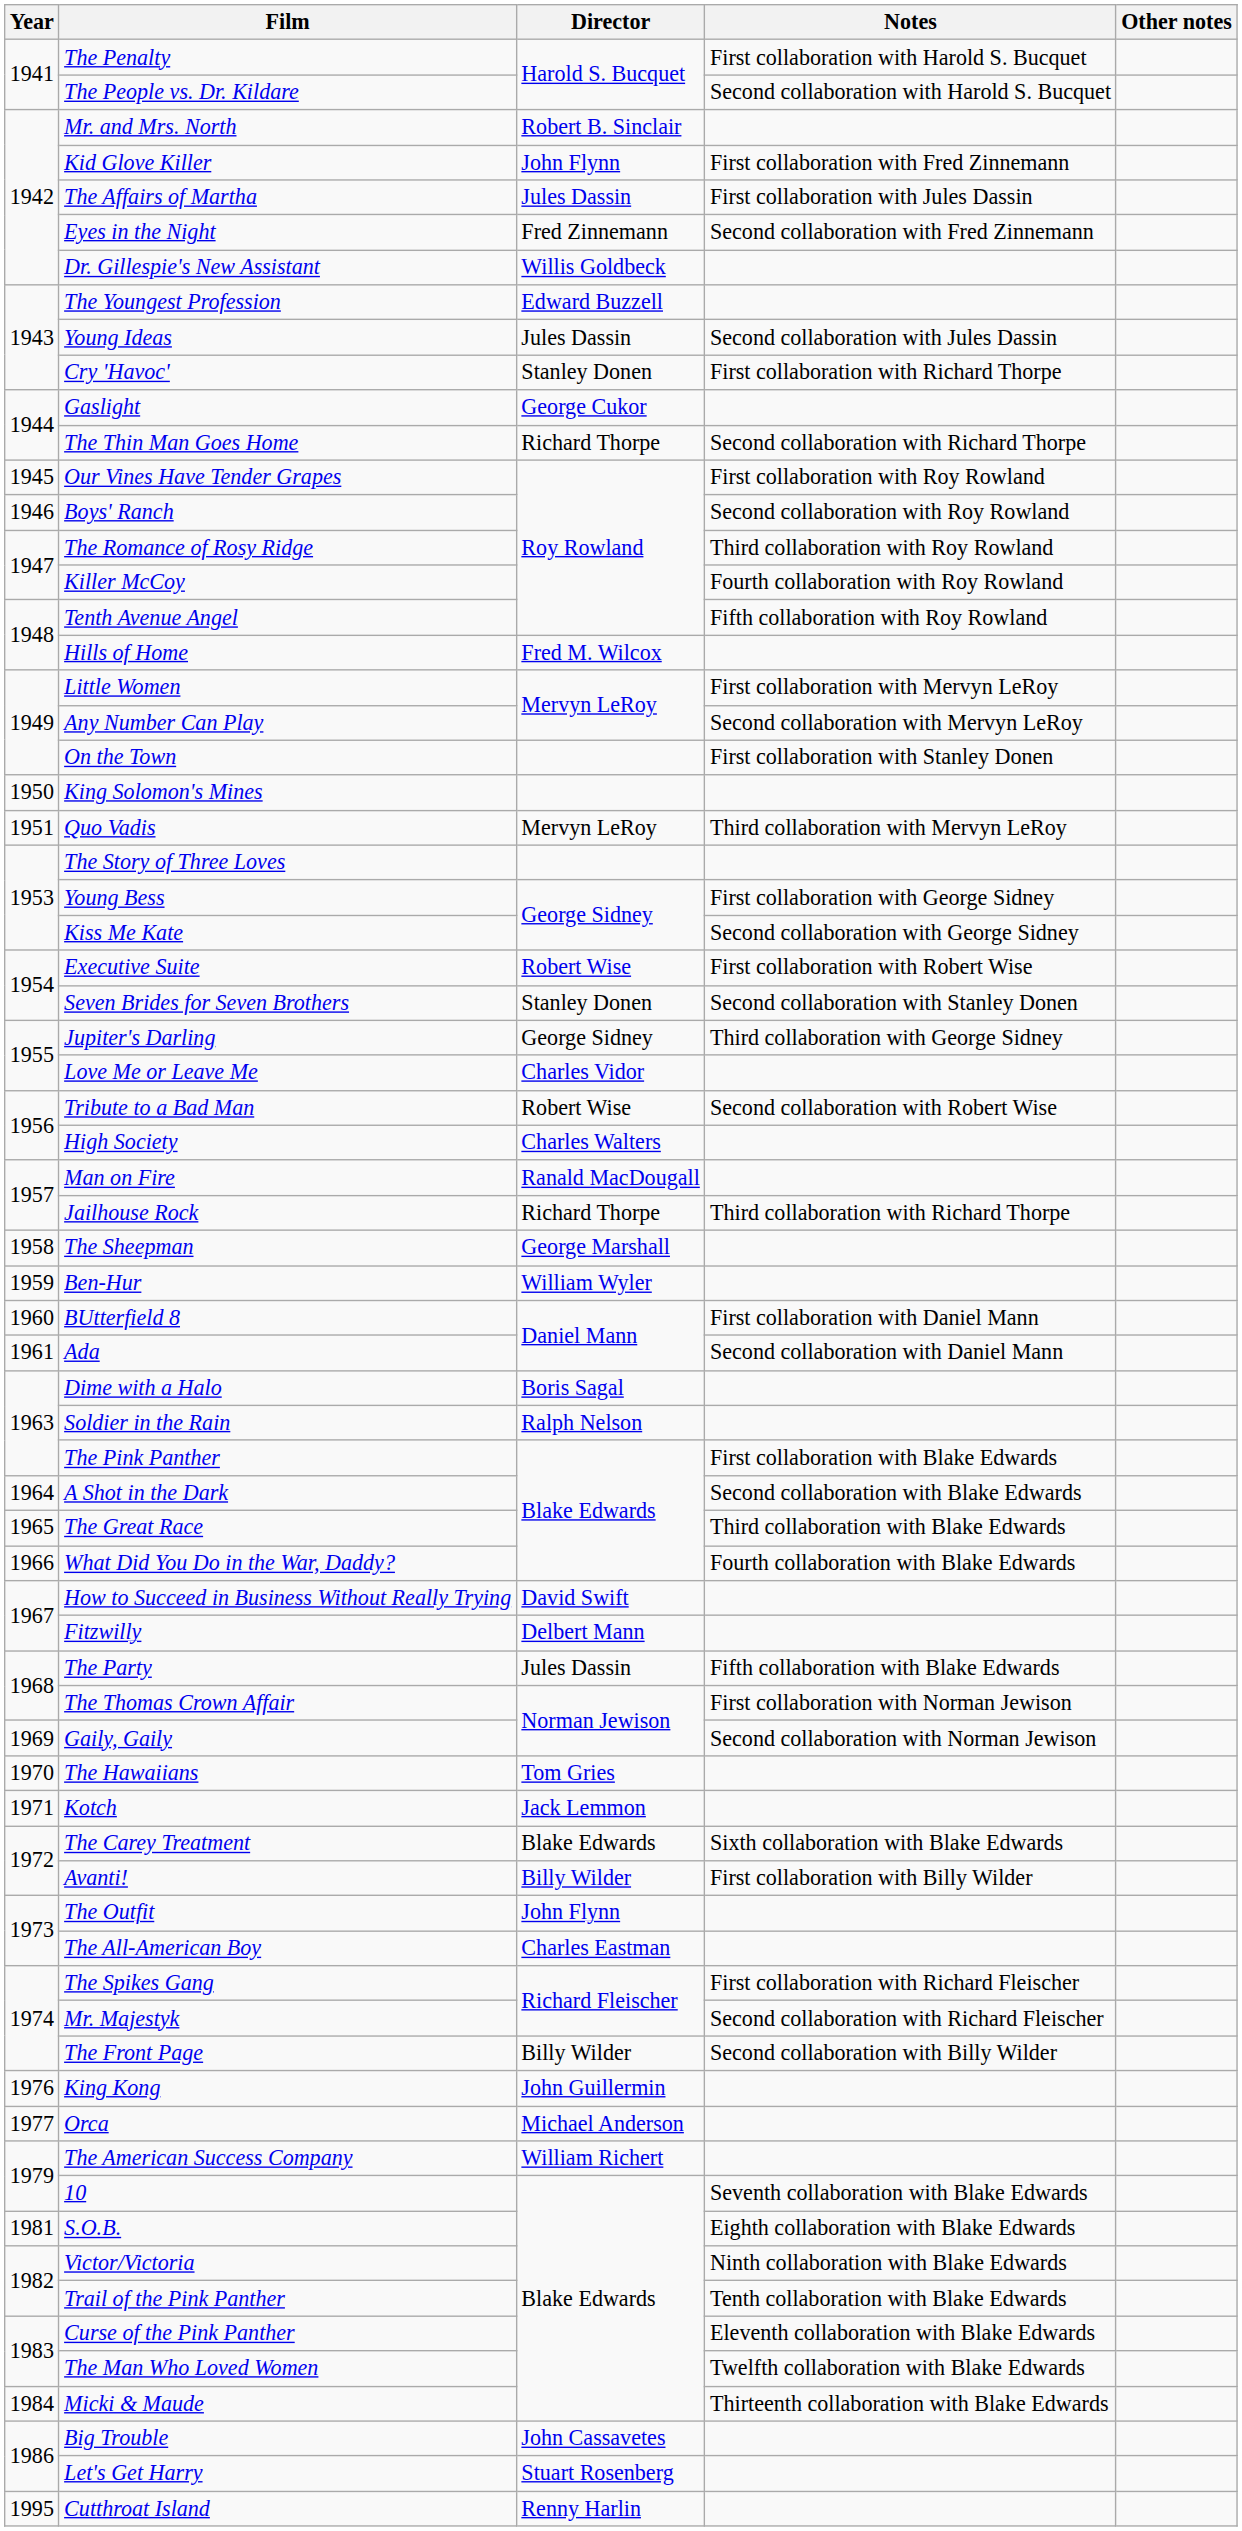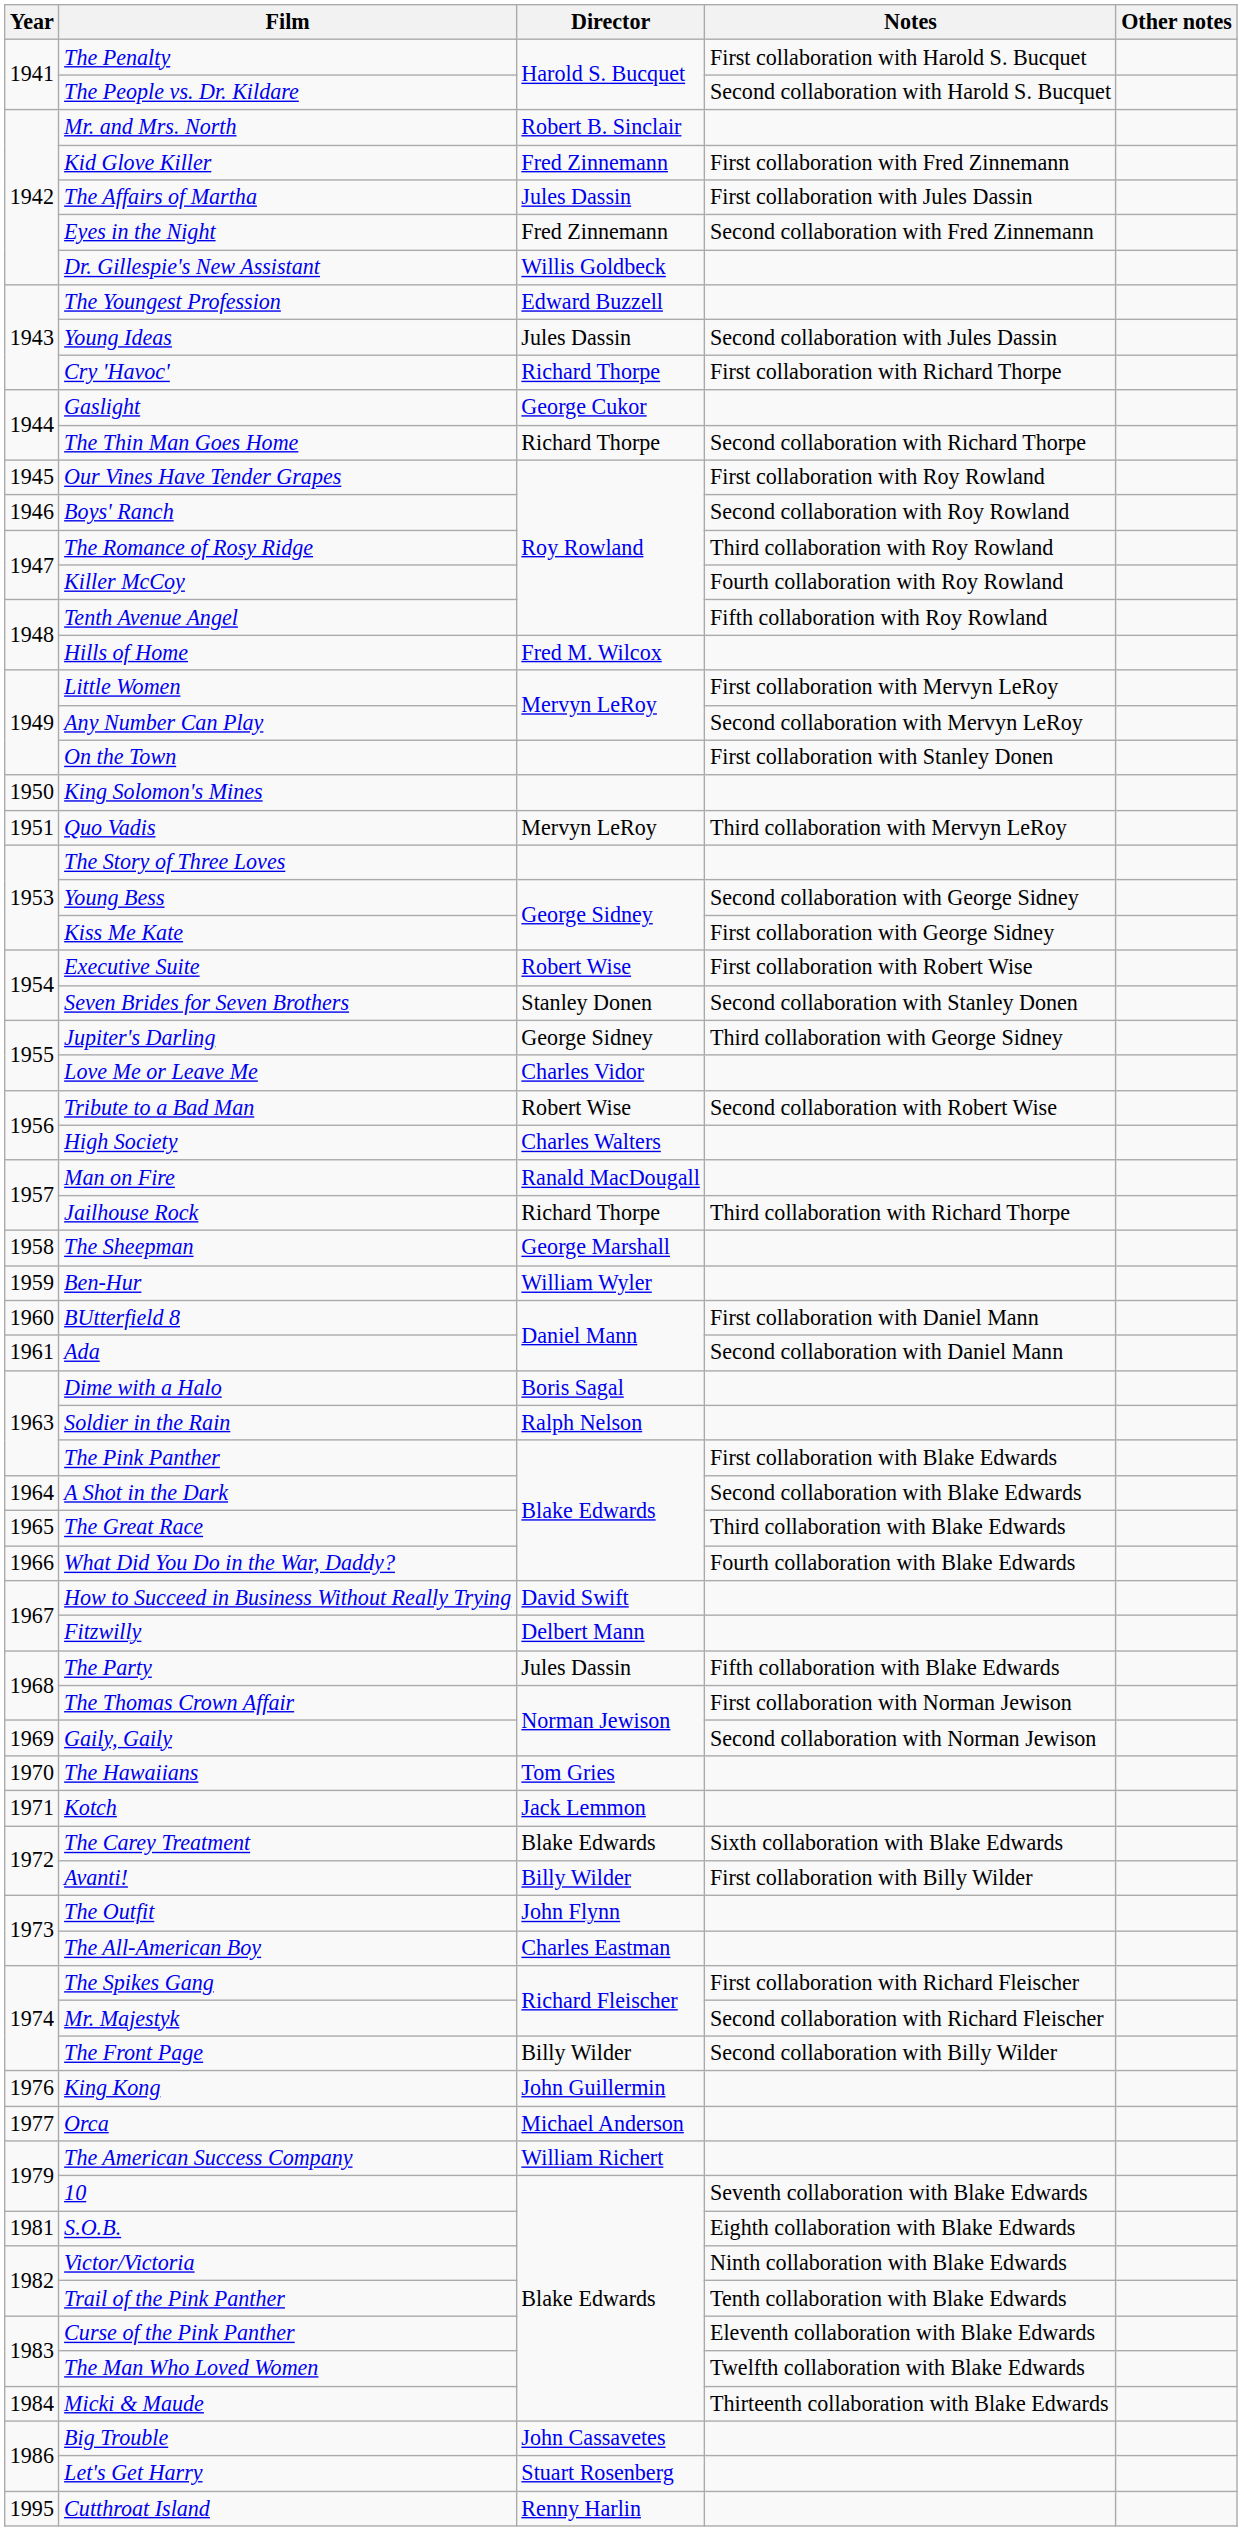(571, 162) John Flynn -> (595, 162) Fred Zinnemann
(587, 372) Stanley Donen -> (591, 372) Richard Thorpe
(882, 897) First collaboration with George Sidney -> (894, 897) Second collaboration with George Sidney
(894, 932) Second collaboration with George Sidney -> (882, 932) First collaboration with George Sidney
